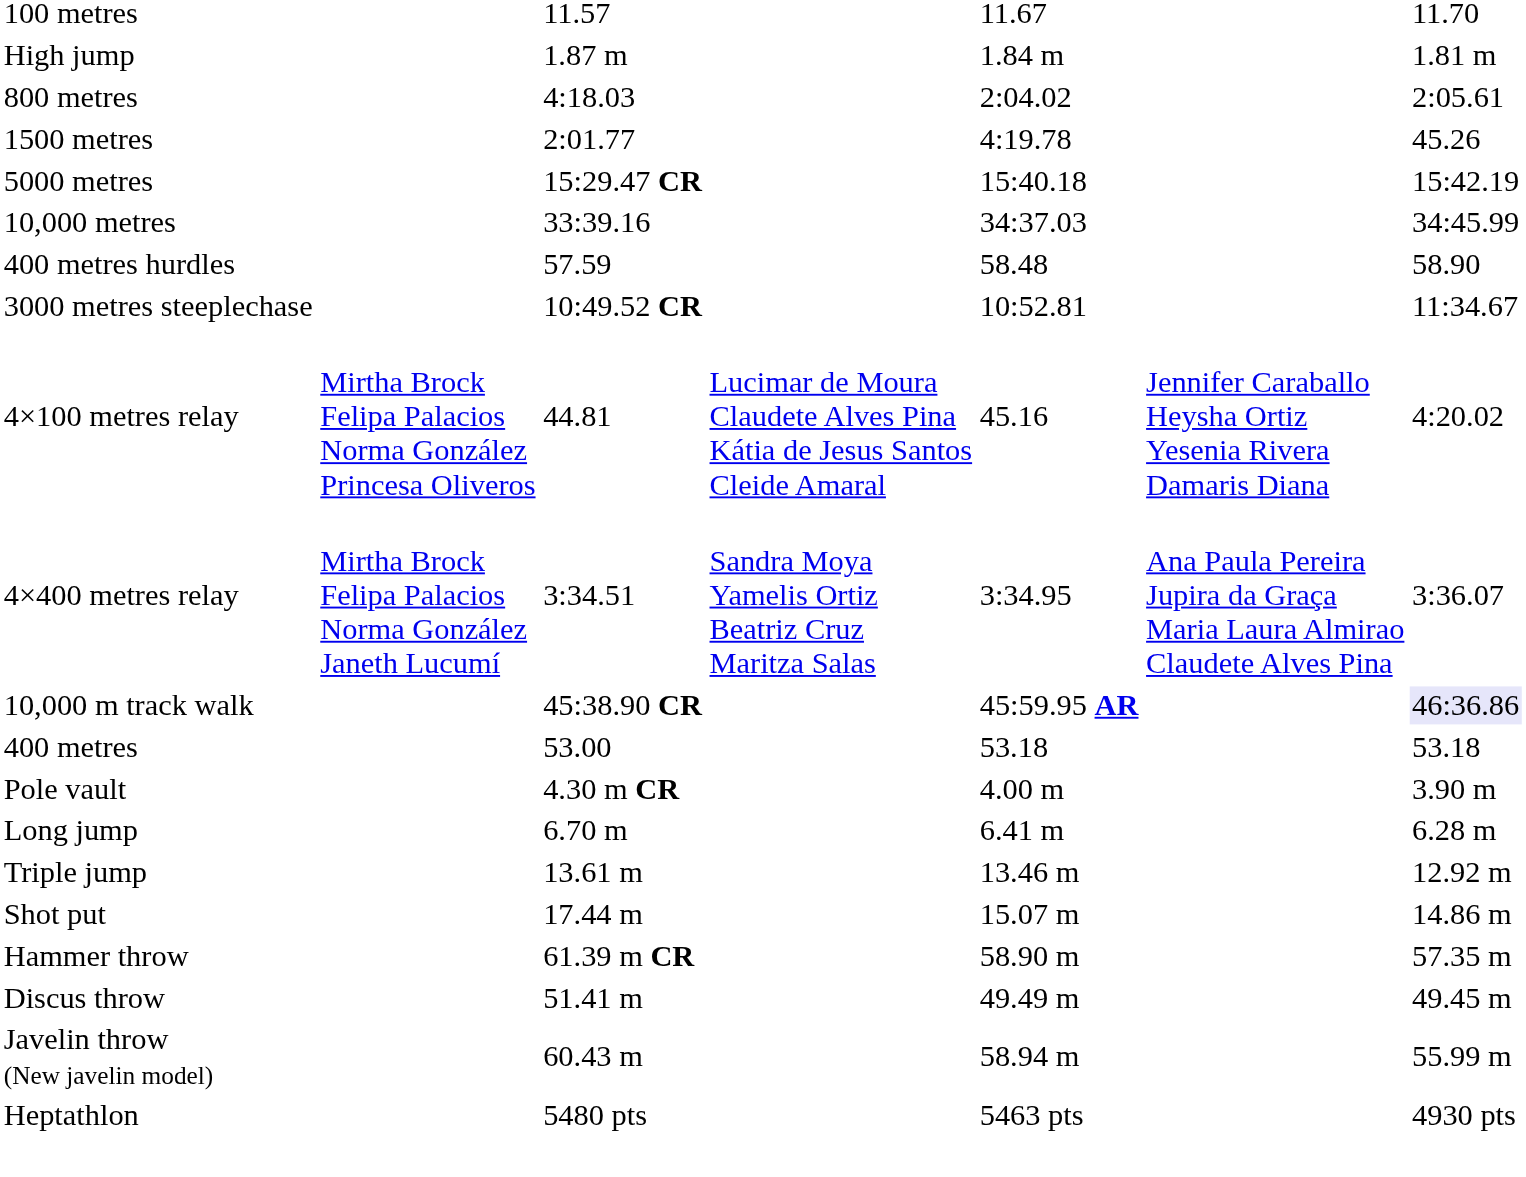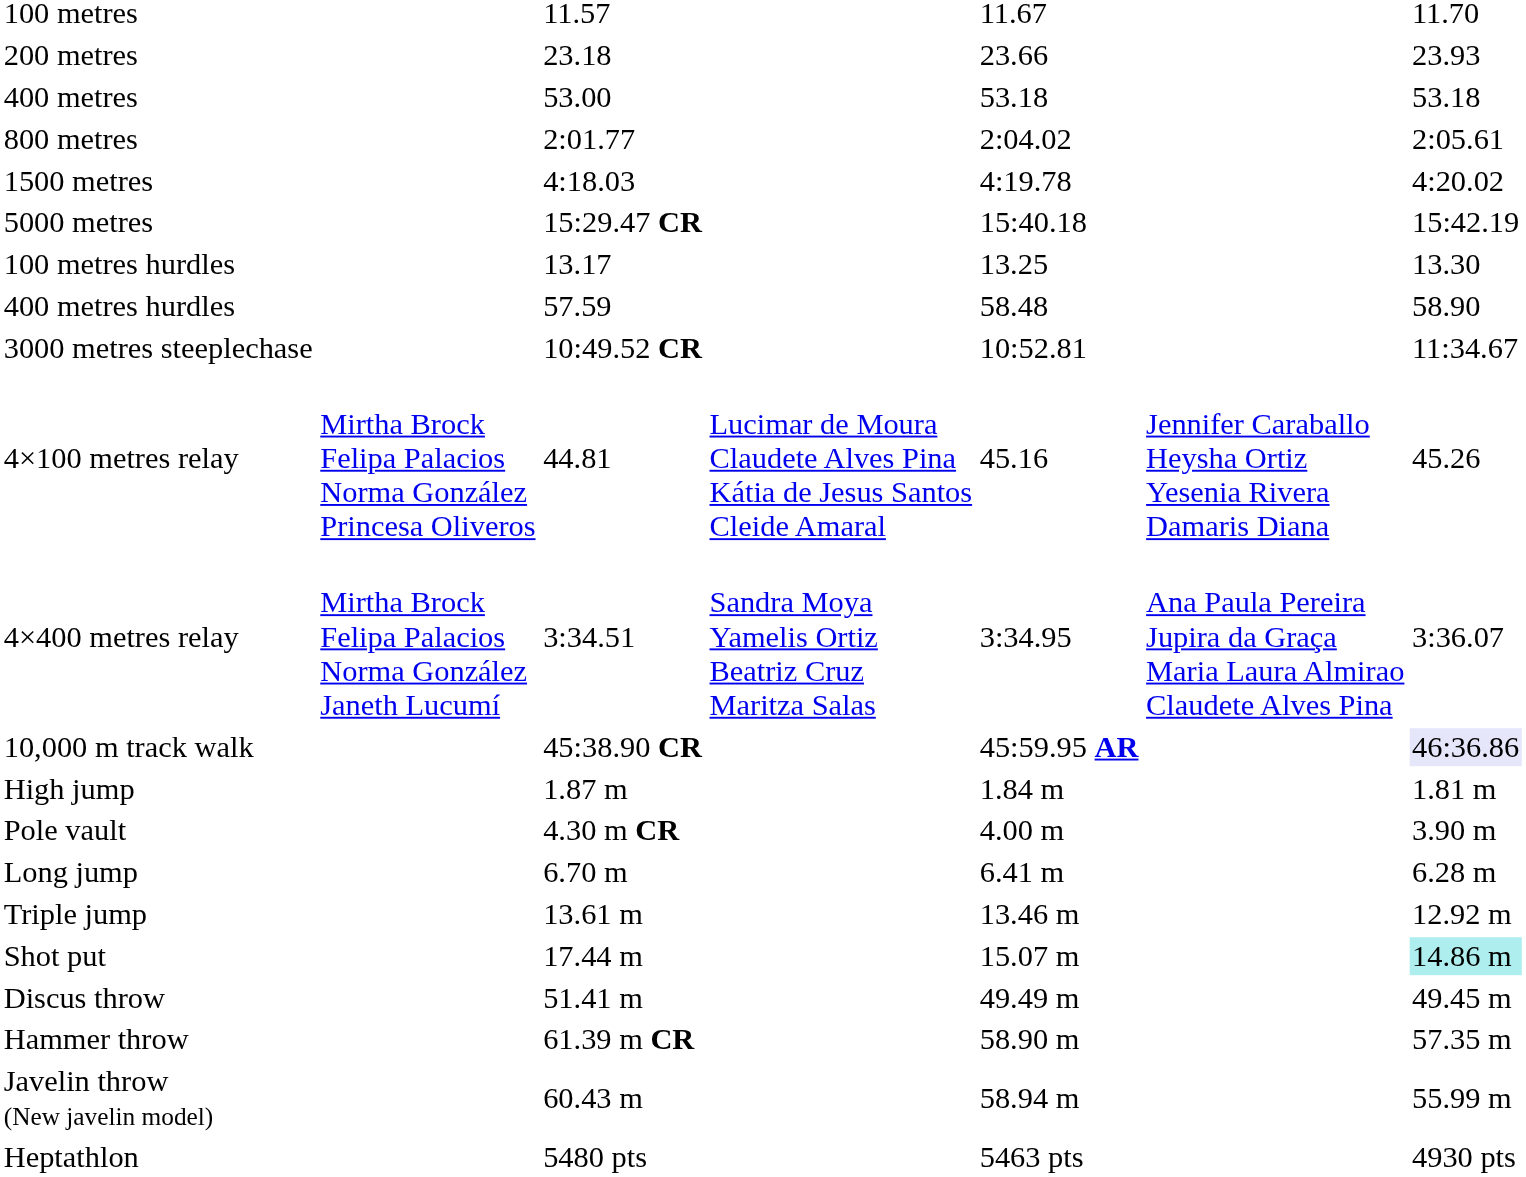+ row: (71, 55)
rows swapped: (71, 746) <-> (69, 55)
(589, 96) 4:18.03 -> (589, 138) 2:01.77
(589, 138) 2:01.77 -> (589, 180) 4:18.03
(1446, 138) 45.26 -> (1458, 180) 4:20.02
- row: (90, 222)
+ row: (119, 264)
(1458, 416) 4:20.02 -> (1446, 457) 45.26
(1462, 913) no background -> (1462, 955) paleturquoise background
rows swapped: (84, 997) <-> (96, 955)
